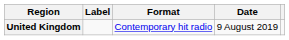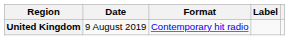columns swapped: (247, 12) <-> (98, 12)
